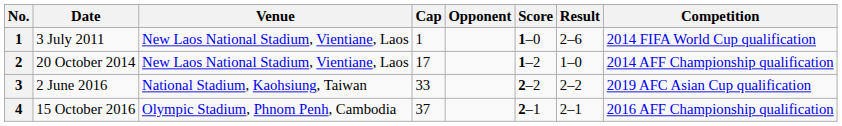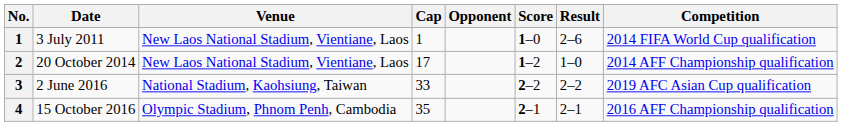(423, 109) 37 -> (423, 109) 35
